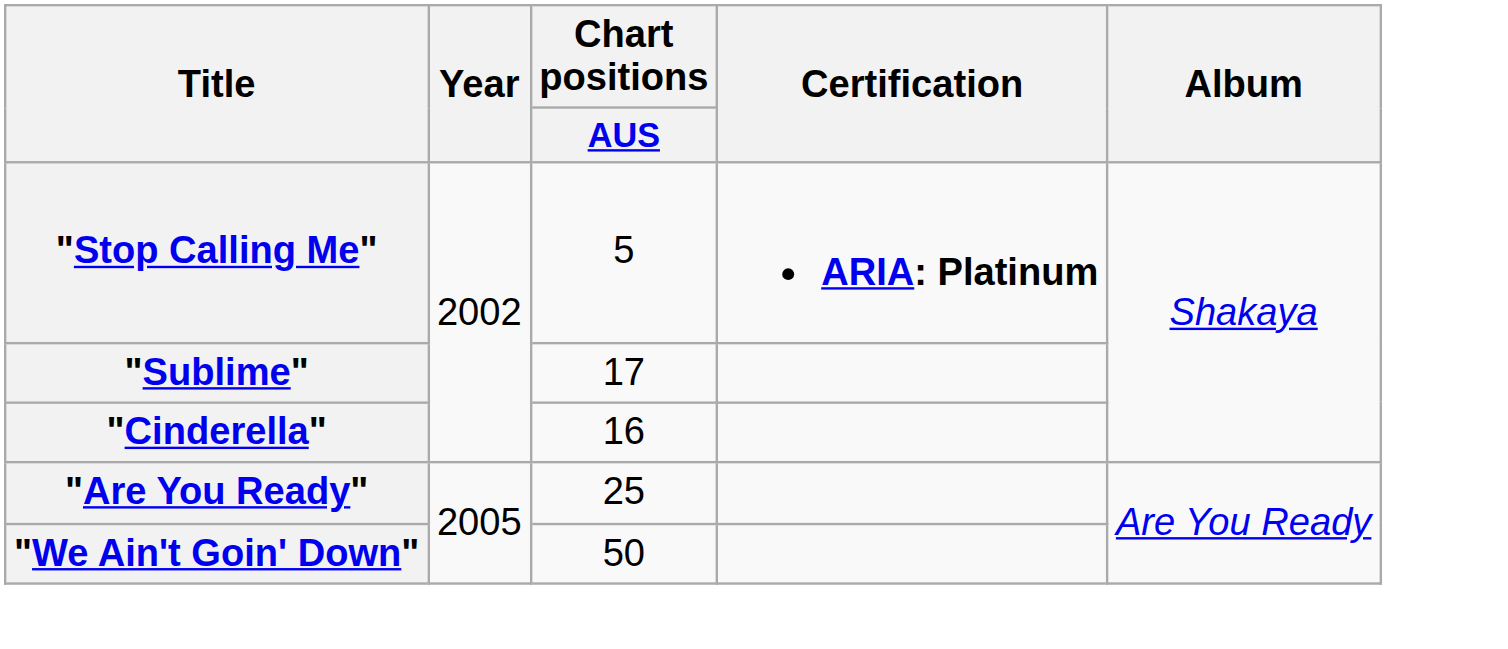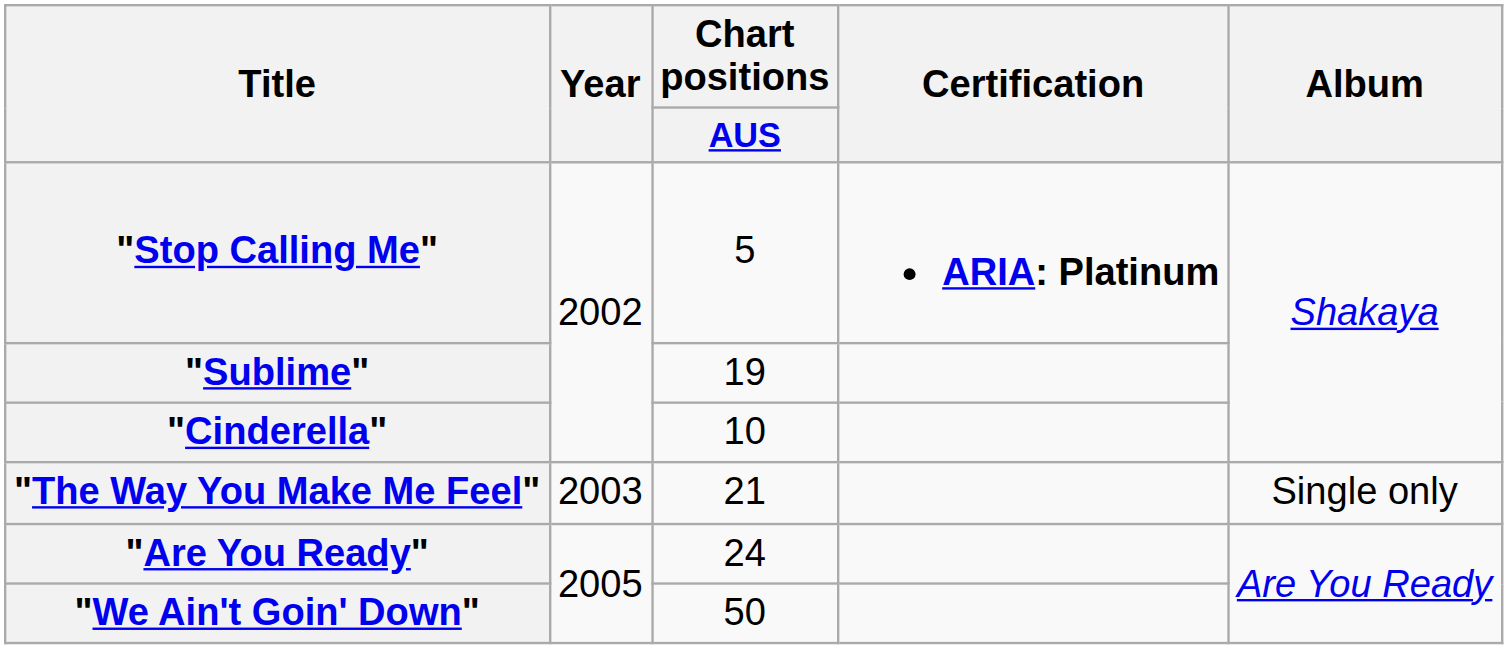(624, 371) 17 -> (745, 371) 19
(624, 431) 16 -> (745, 431) 10
+ row: (277, 492)
(624, 492) 25 -> (745, 552) 24
